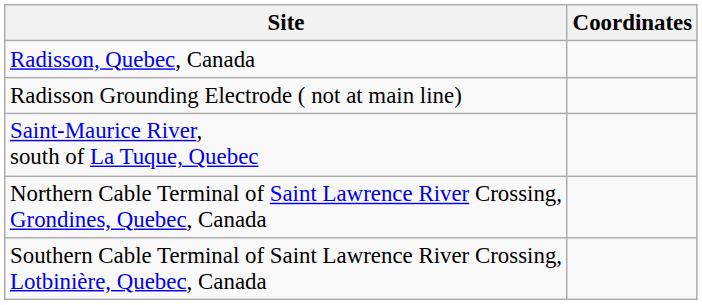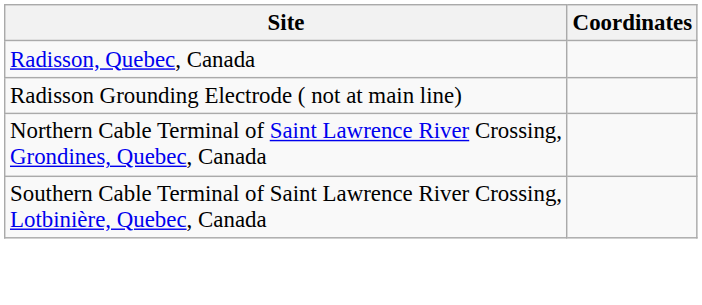- row: (134, 144)
